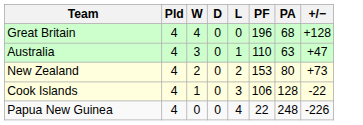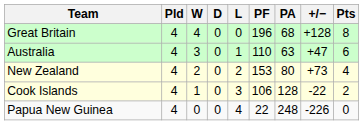+ column: (346, 14)
